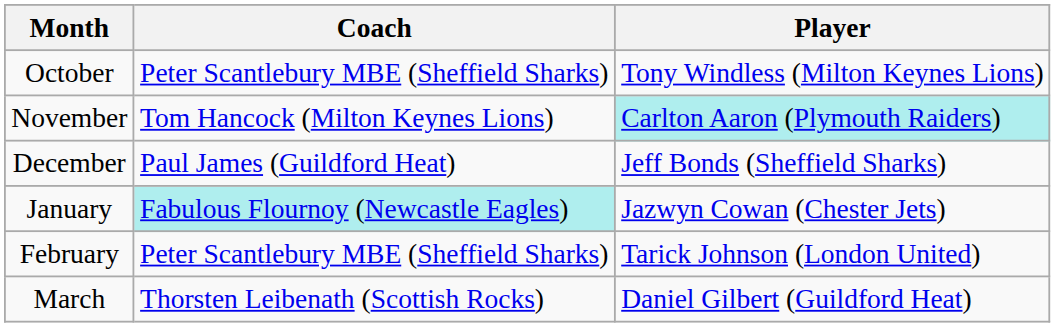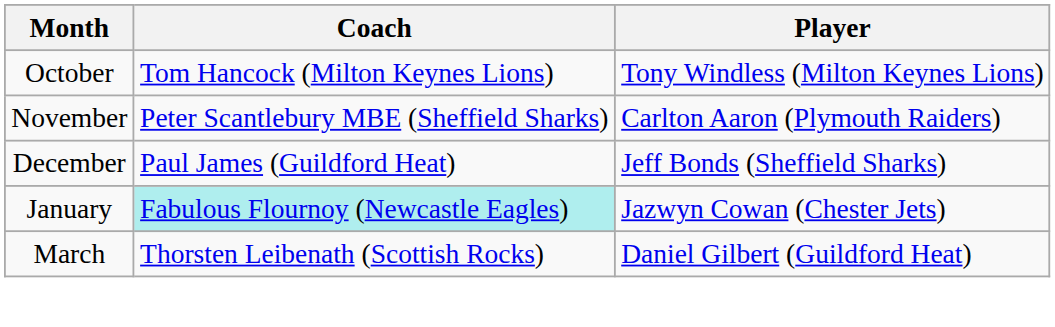(374, 72) Peter Scantlebury MBE (Sheffield Sharks) -> (347, 72) Tom Hancock (Milton Keynes Lions)
(347, 118) Tom Hancock (Milton Keynes Lions) -> (374, 118) Peter Scantlebury MBE (Sheffield Sharks)
(811, 118) paleturquoise background -> (811, 118) no background
- row: (69, 254)
